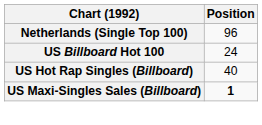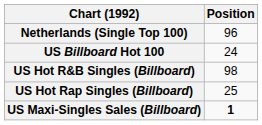+ row: (104, 71)
(231, 71) 40 -> (231, 91) 25
